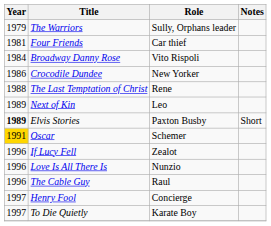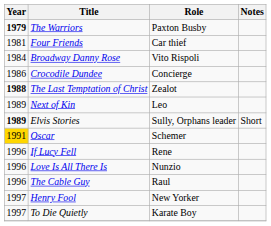(16, 27) normal -> (16, 27) bold
(194, 27) Sully, Orphans leader -> (179, 27) Paxton Busby
(175, 74) New Yorker -> (172, 74) Concierge
(16, 89) normal -> (16, 89) bold
(162, 89) Rene -> (164, 89) Zealot
(179, 120) Paxton Busby -> (194, 120) Sully, Orphans leader
(164, 151) Zealot -> (162, 151) Rene
(172, 197) Concierge -> (175, 197) New Yorker
